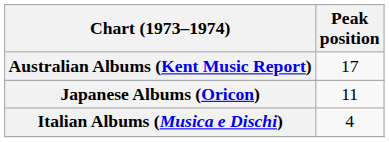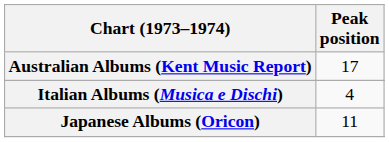rows swapped: (160, 121) <-> (160, 94)
